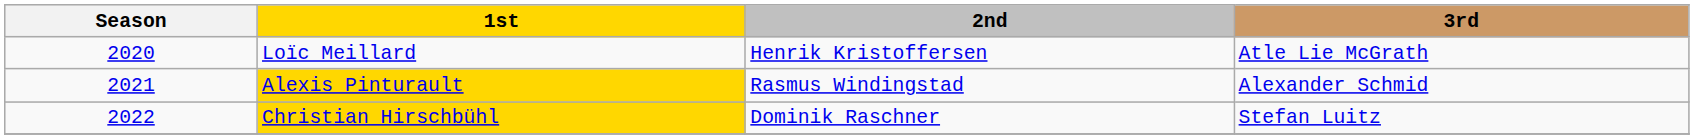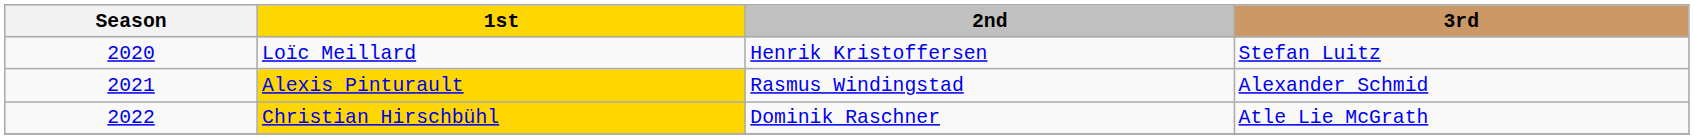(1333, 53) Atle Lie McGrath -> (1310, 53) Stefan Luitz
(1310, 117) Stefan Luitz -> (1333, 117) Atle Lie McGrath
